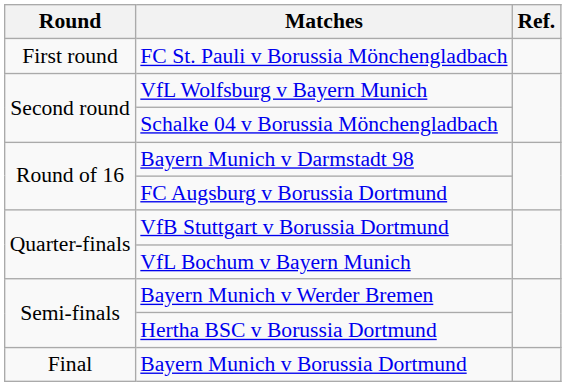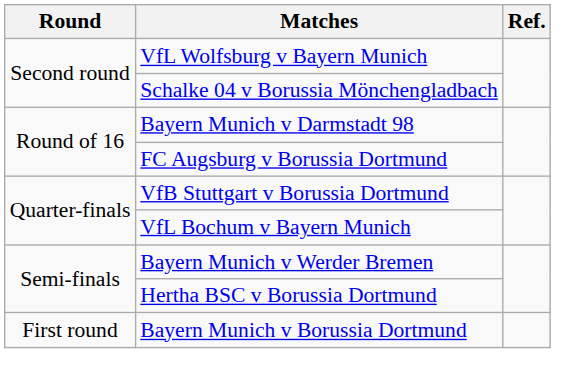- row: (324, 55)
(70, 364) Final -> (70, 329) First round
